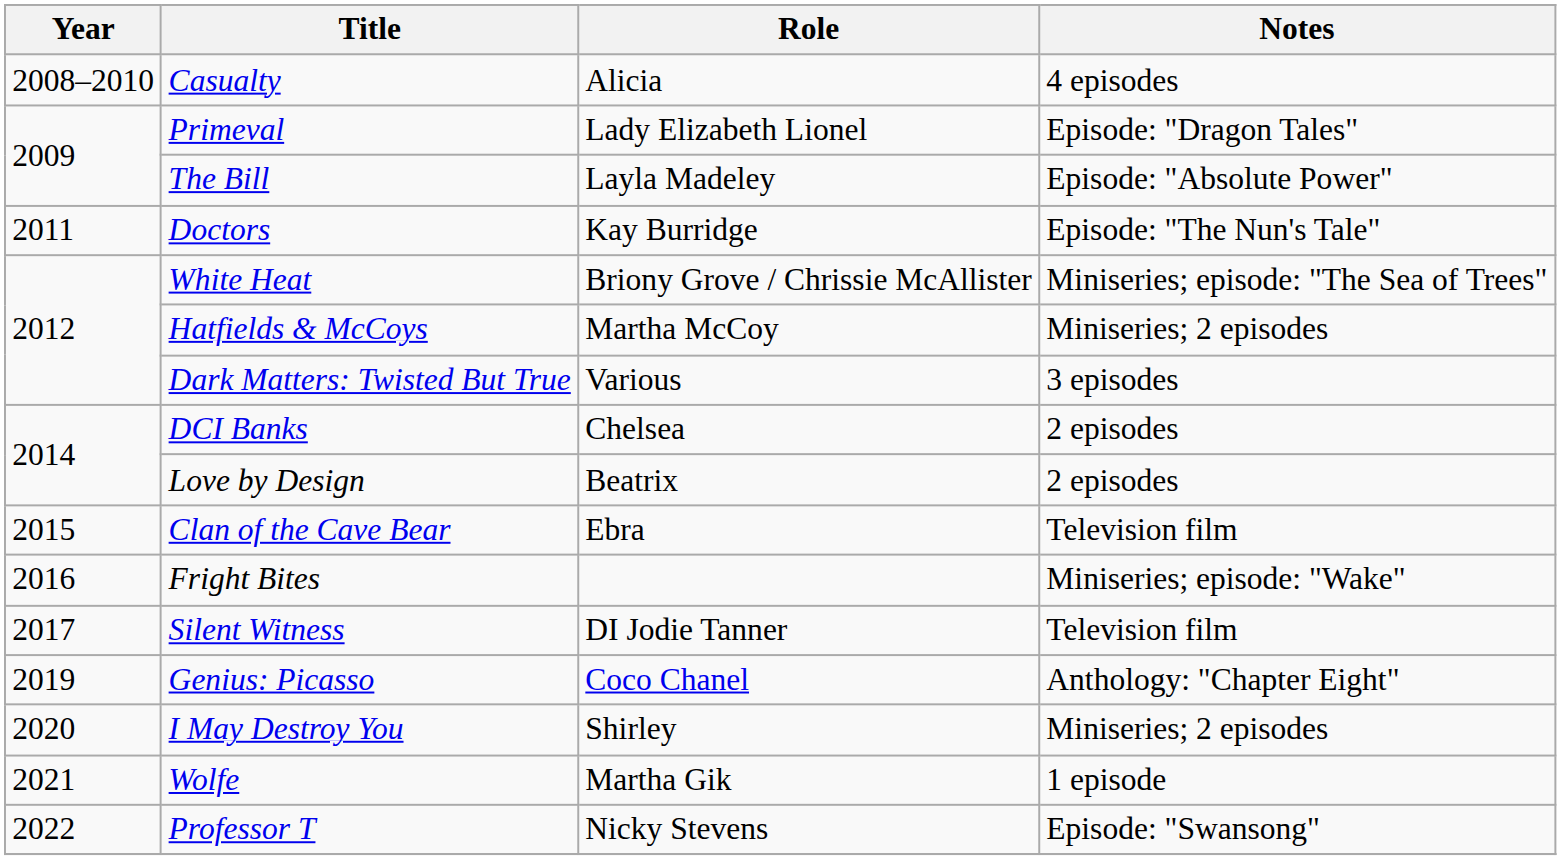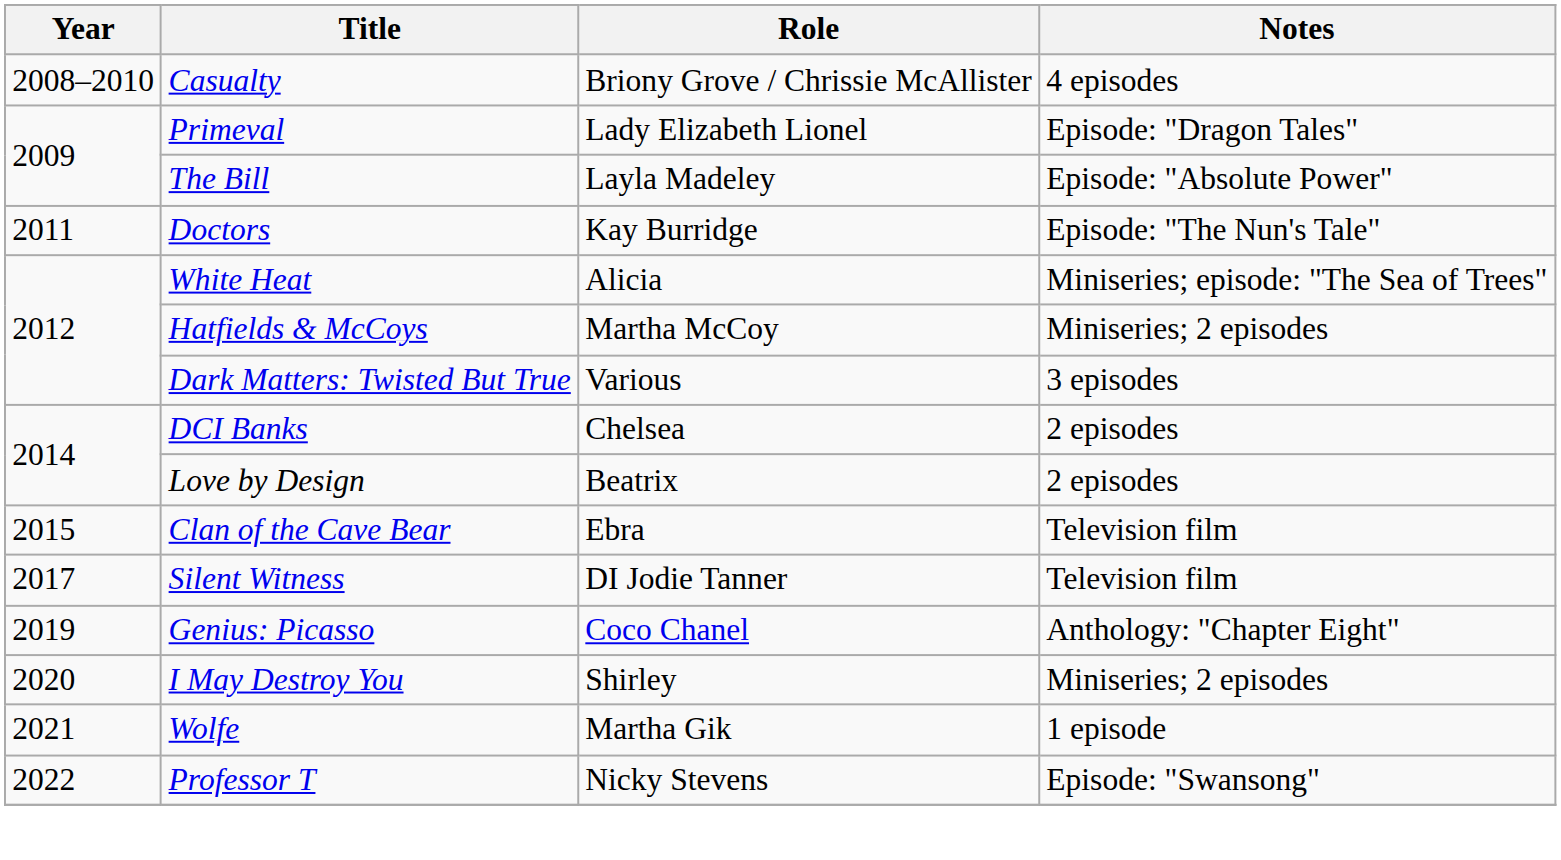(624, 79) Alicia -> (809, 79) Briony Grove / Chrissie McAllister
(809, 279) Briony Grove / Chrissie McAllister -> (624, 279) Alicia
- row: (244, 579)
